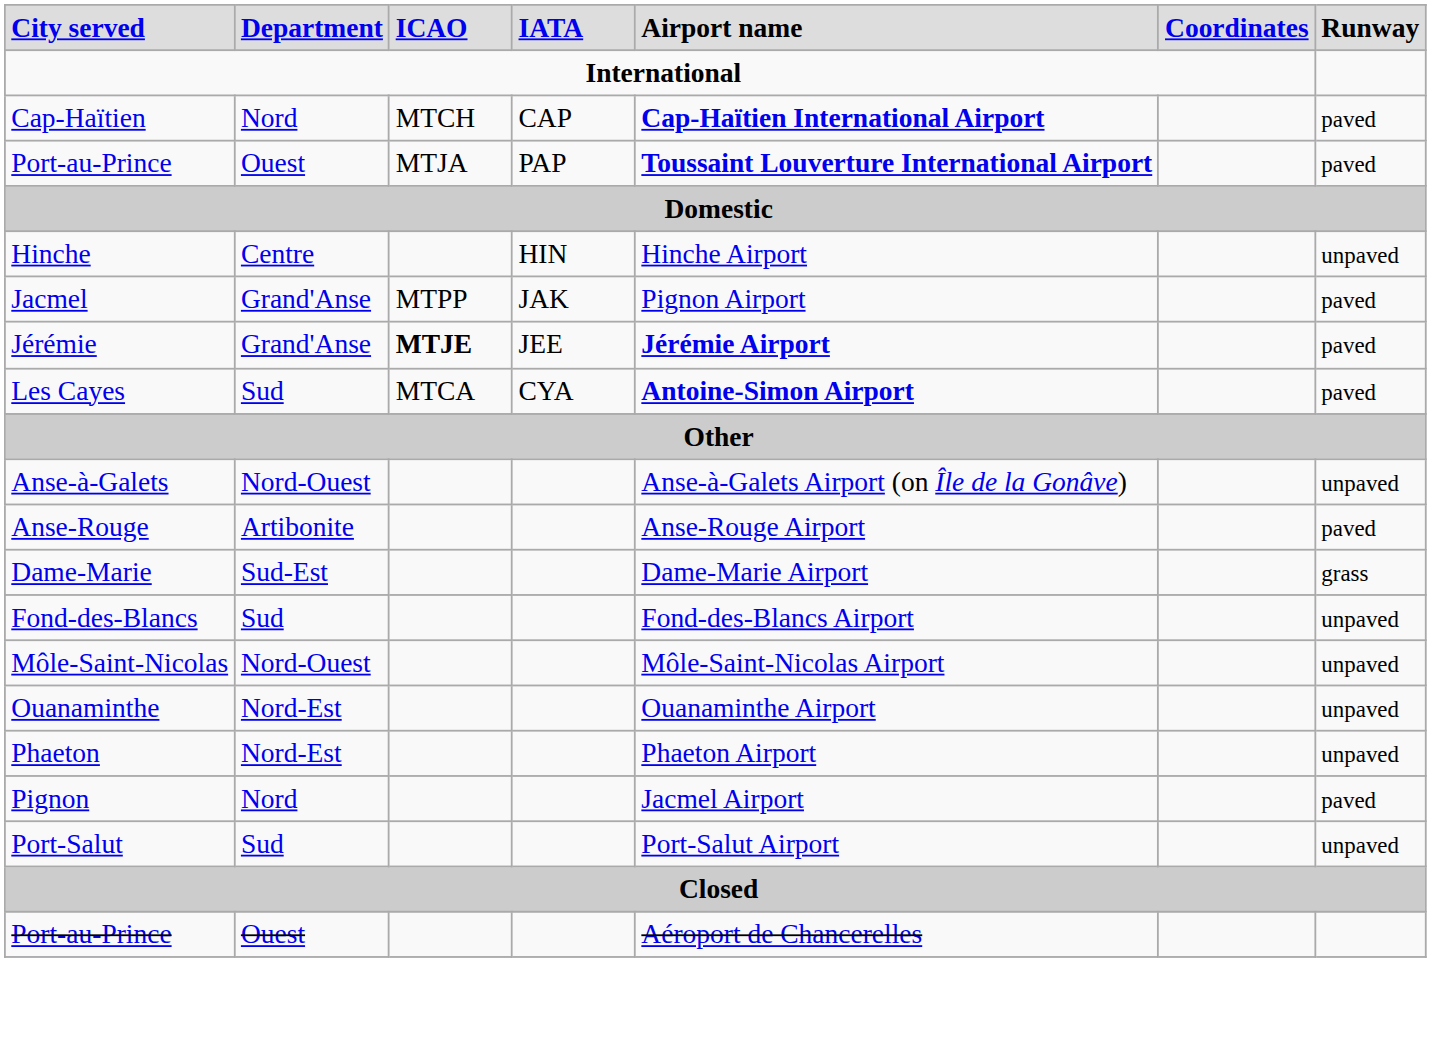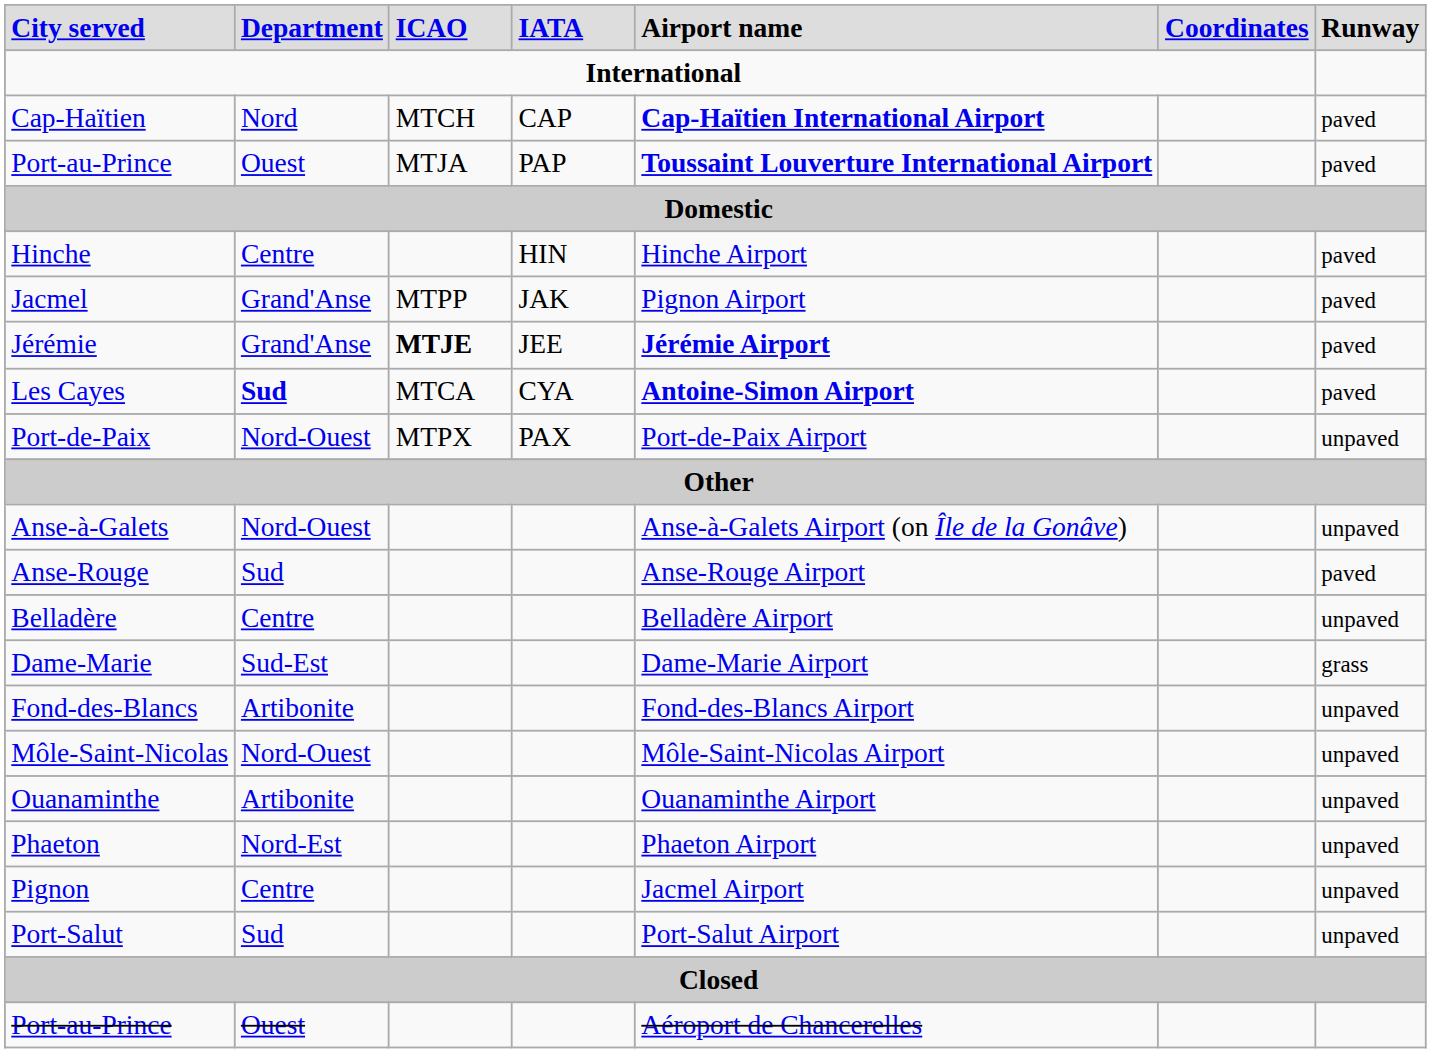(1360, 256) unpaved -> (1349, 256) paved
(262, 390) normal -> (264, 390) bold
+ row: (81, 435)
(297, 526) Artibonite -> (262, 571) Sud
+ row: (64, 617)
(262, 617) Sud -> (297, 707) Artibonite
(291, 707) Nord-Est -> (297, 798) Artibonite
(269, 798) Nord -> (278, 889) Centre
(1349, 801) paved -> (1360, 891) unpaved
